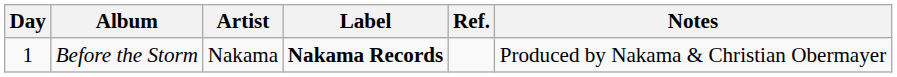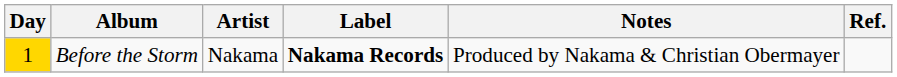columns swapped: (693, 21) <-> (471, 21)
(28, 54) no background -> (28, 54) gold background
